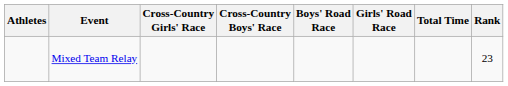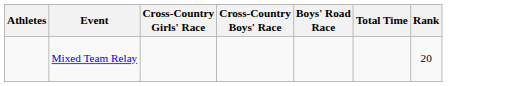- column: (384, 20)
(487, 59) 23 -> (426, 59) 20
